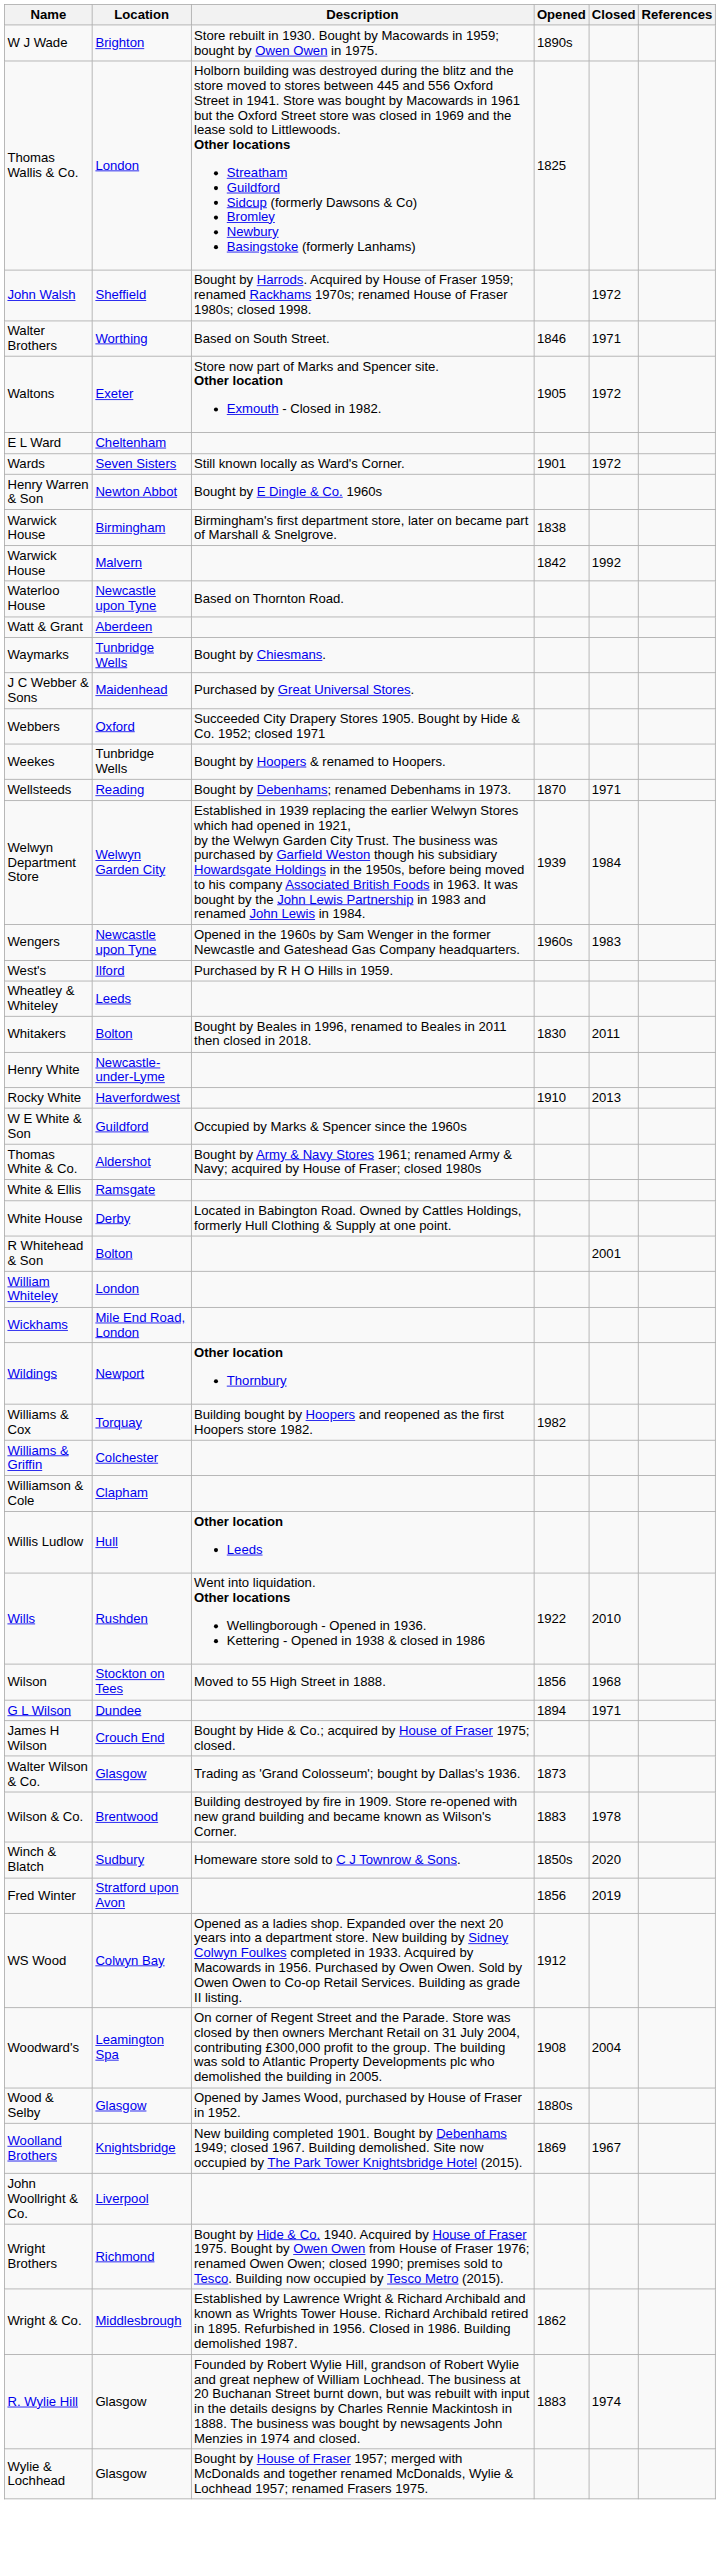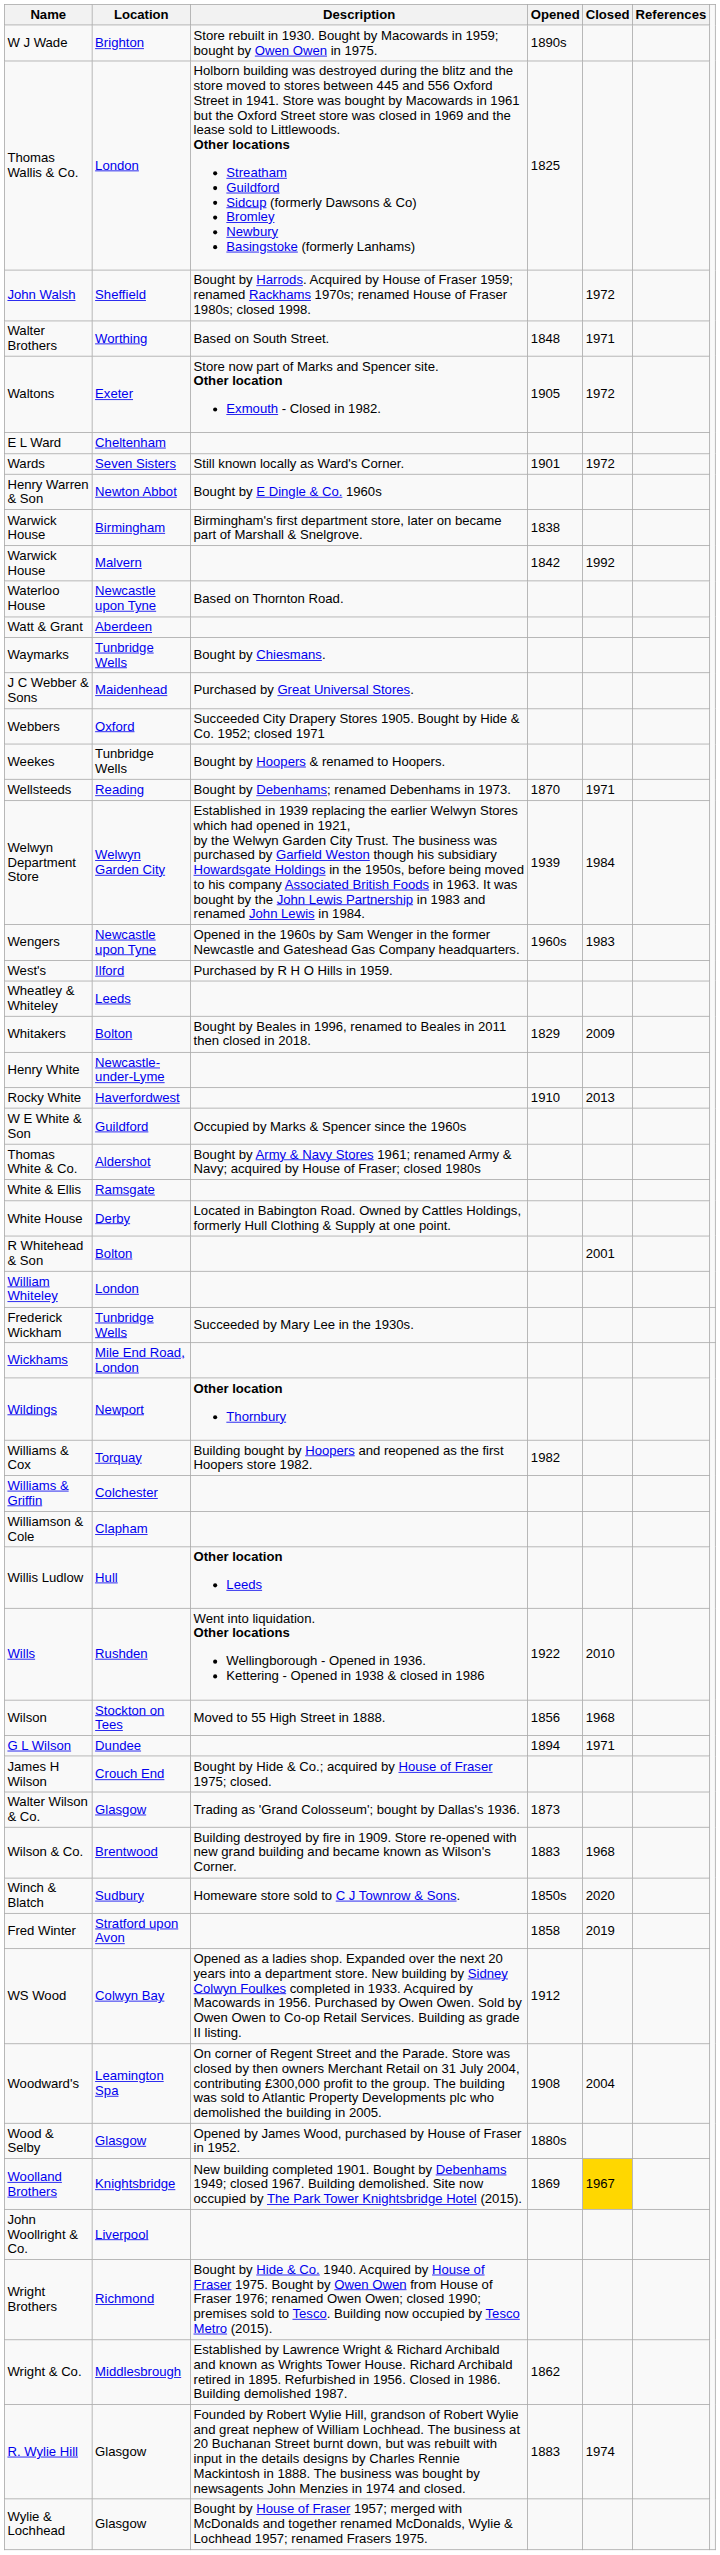(551, 338) 1846 -> (545, 338) 1848
(551, 1034) 1830 -> (545, 1034) 1829
(606, 1034) 2011 -> (600, 1034) 2009
+ row: (35, 1324)
(606, 1817) 1978 -> (600, 1852) 1968
(551, 1895) 1856 -> (545, 1931) 1858
(606, 2148) no background -> (600, 2184) gold background
